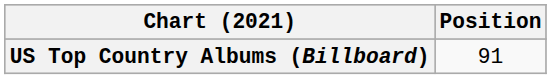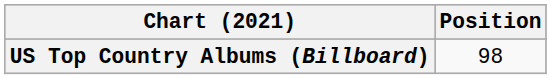(490, 57) 91 -> (490, 57) 98
